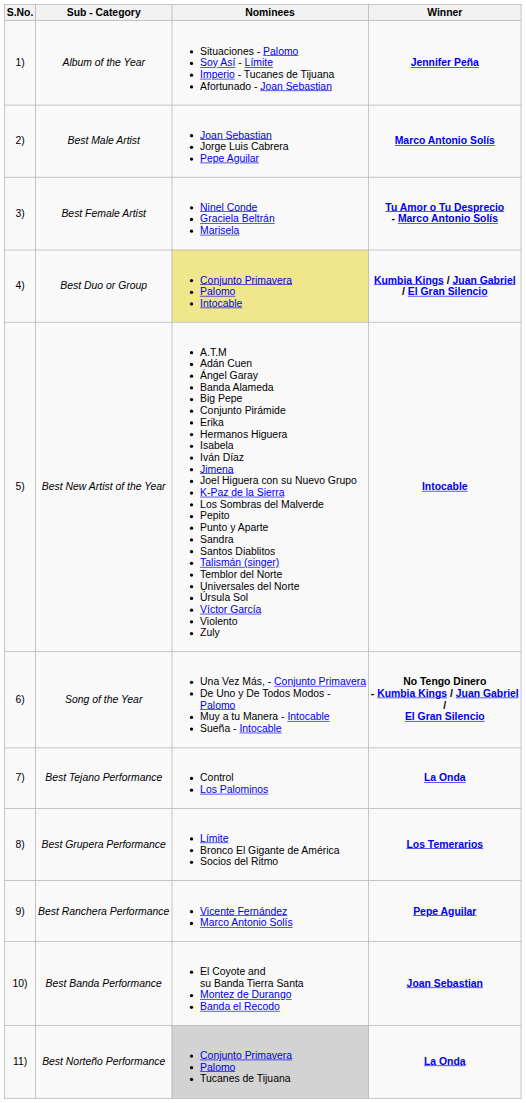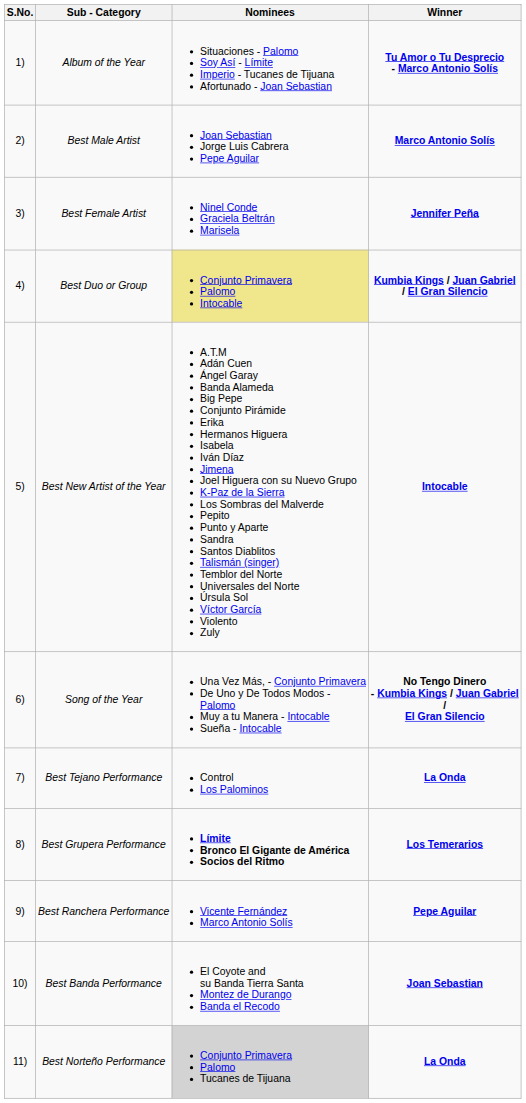(445, 63) Jennifer Peña -> (445, 63) Tu Amor o Tu Desprecio - Marco Antonio Solís
(445, 213) Tu Amor o Tu Desprecio - Marco Antonio Solís -> (445, 213) Jennifer Peña
(270, 850) normal -> (270, 850) bold
